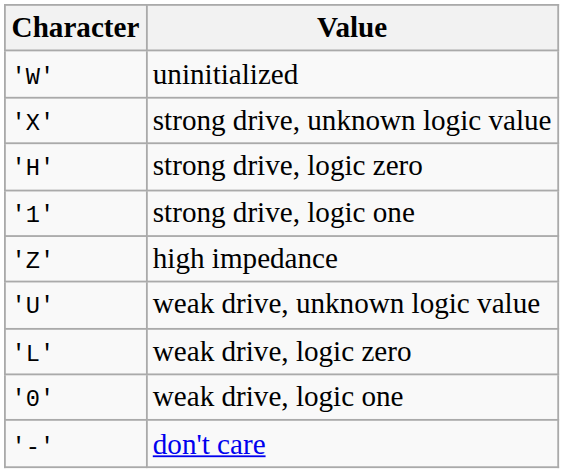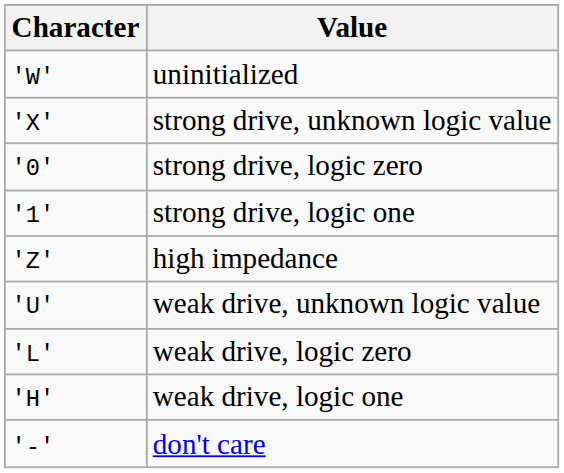(33, 169) 'H' -> (33, 169) '0'
(33, 400) '0' -> (33, 400) 'H'
